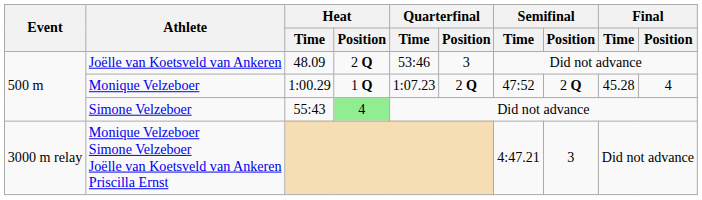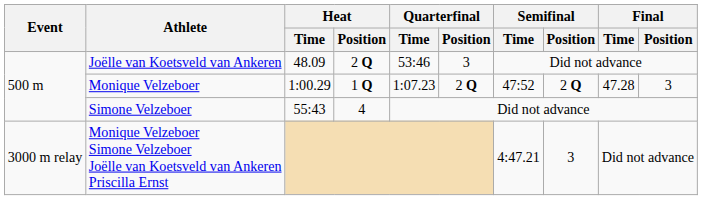(619, 86) 45.28 -> (619, 86) 47.28
(668, 86) 4 -> (668, 86) 3
(362, 109) lightgreen background -> (362, 109) no background
